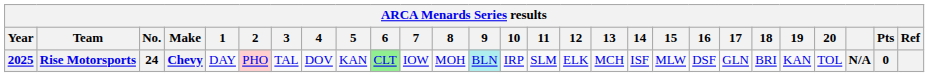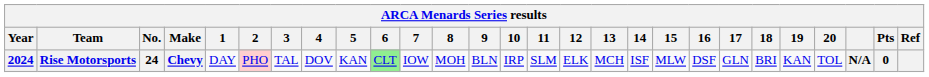(21, 60) 2025 -> (21, 60) 2024
(485, 60) paleturquoise background -> (485, 60) no background
